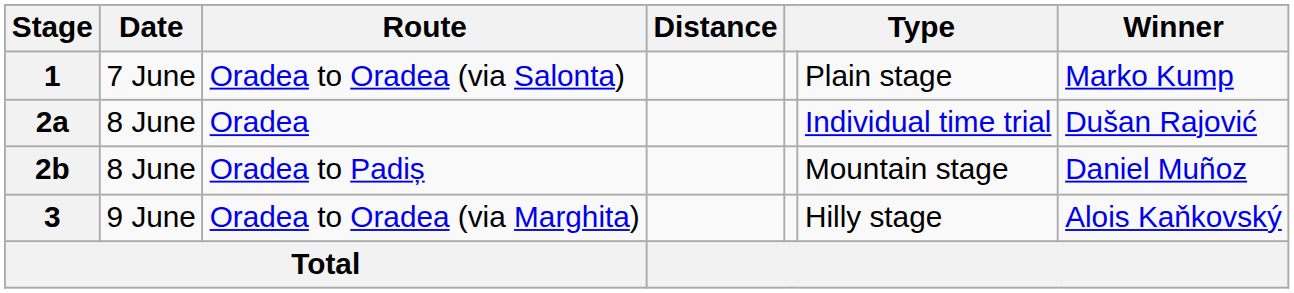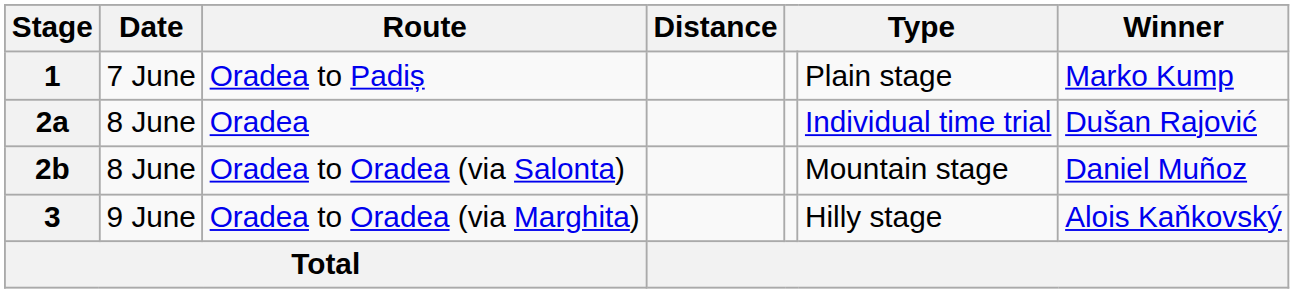(417, 75) Oradea to Oradea (via Salonta) -> (317, 75) Oradea to Padiș
(317, 169) Oradea to Padiș -> (417, 169) Oradea to Oradea (via Salonta)
